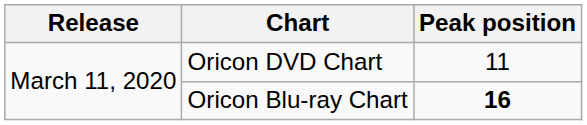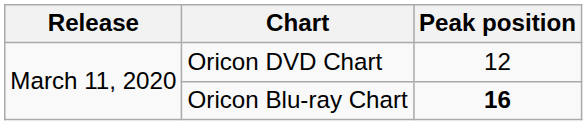(497, 61) 11 -> (497, 61) 12
